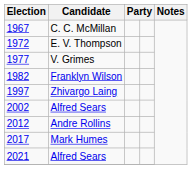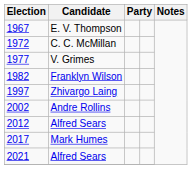(83, 28) C. C. McMillan -> (86, 28) E. V. Thompson
(86, 44) E. V. Thompson -> (83, 44) C. C. McMillan
(78, 108) Alfred Sears -> (80, 108) Andre Rollins
(80, 124) Andre Rollins -> (78, 124) Alfred Sears
